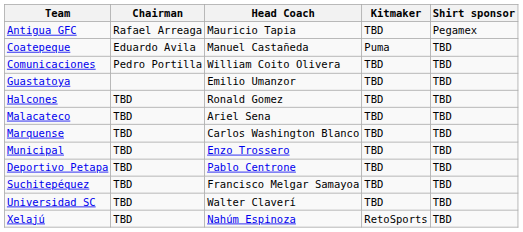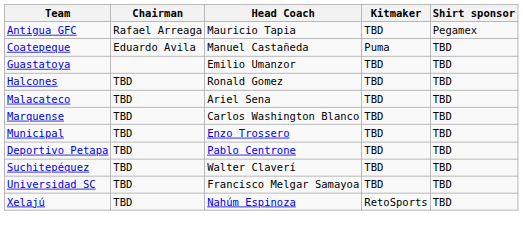- row: (51, 64)
(283, 185) Francisco Melgar Samayoa -> (252, 167) Walter Claverí
(252, 202) Walter Claverí -> (283, 185) Francisco Melgar Samayoa
